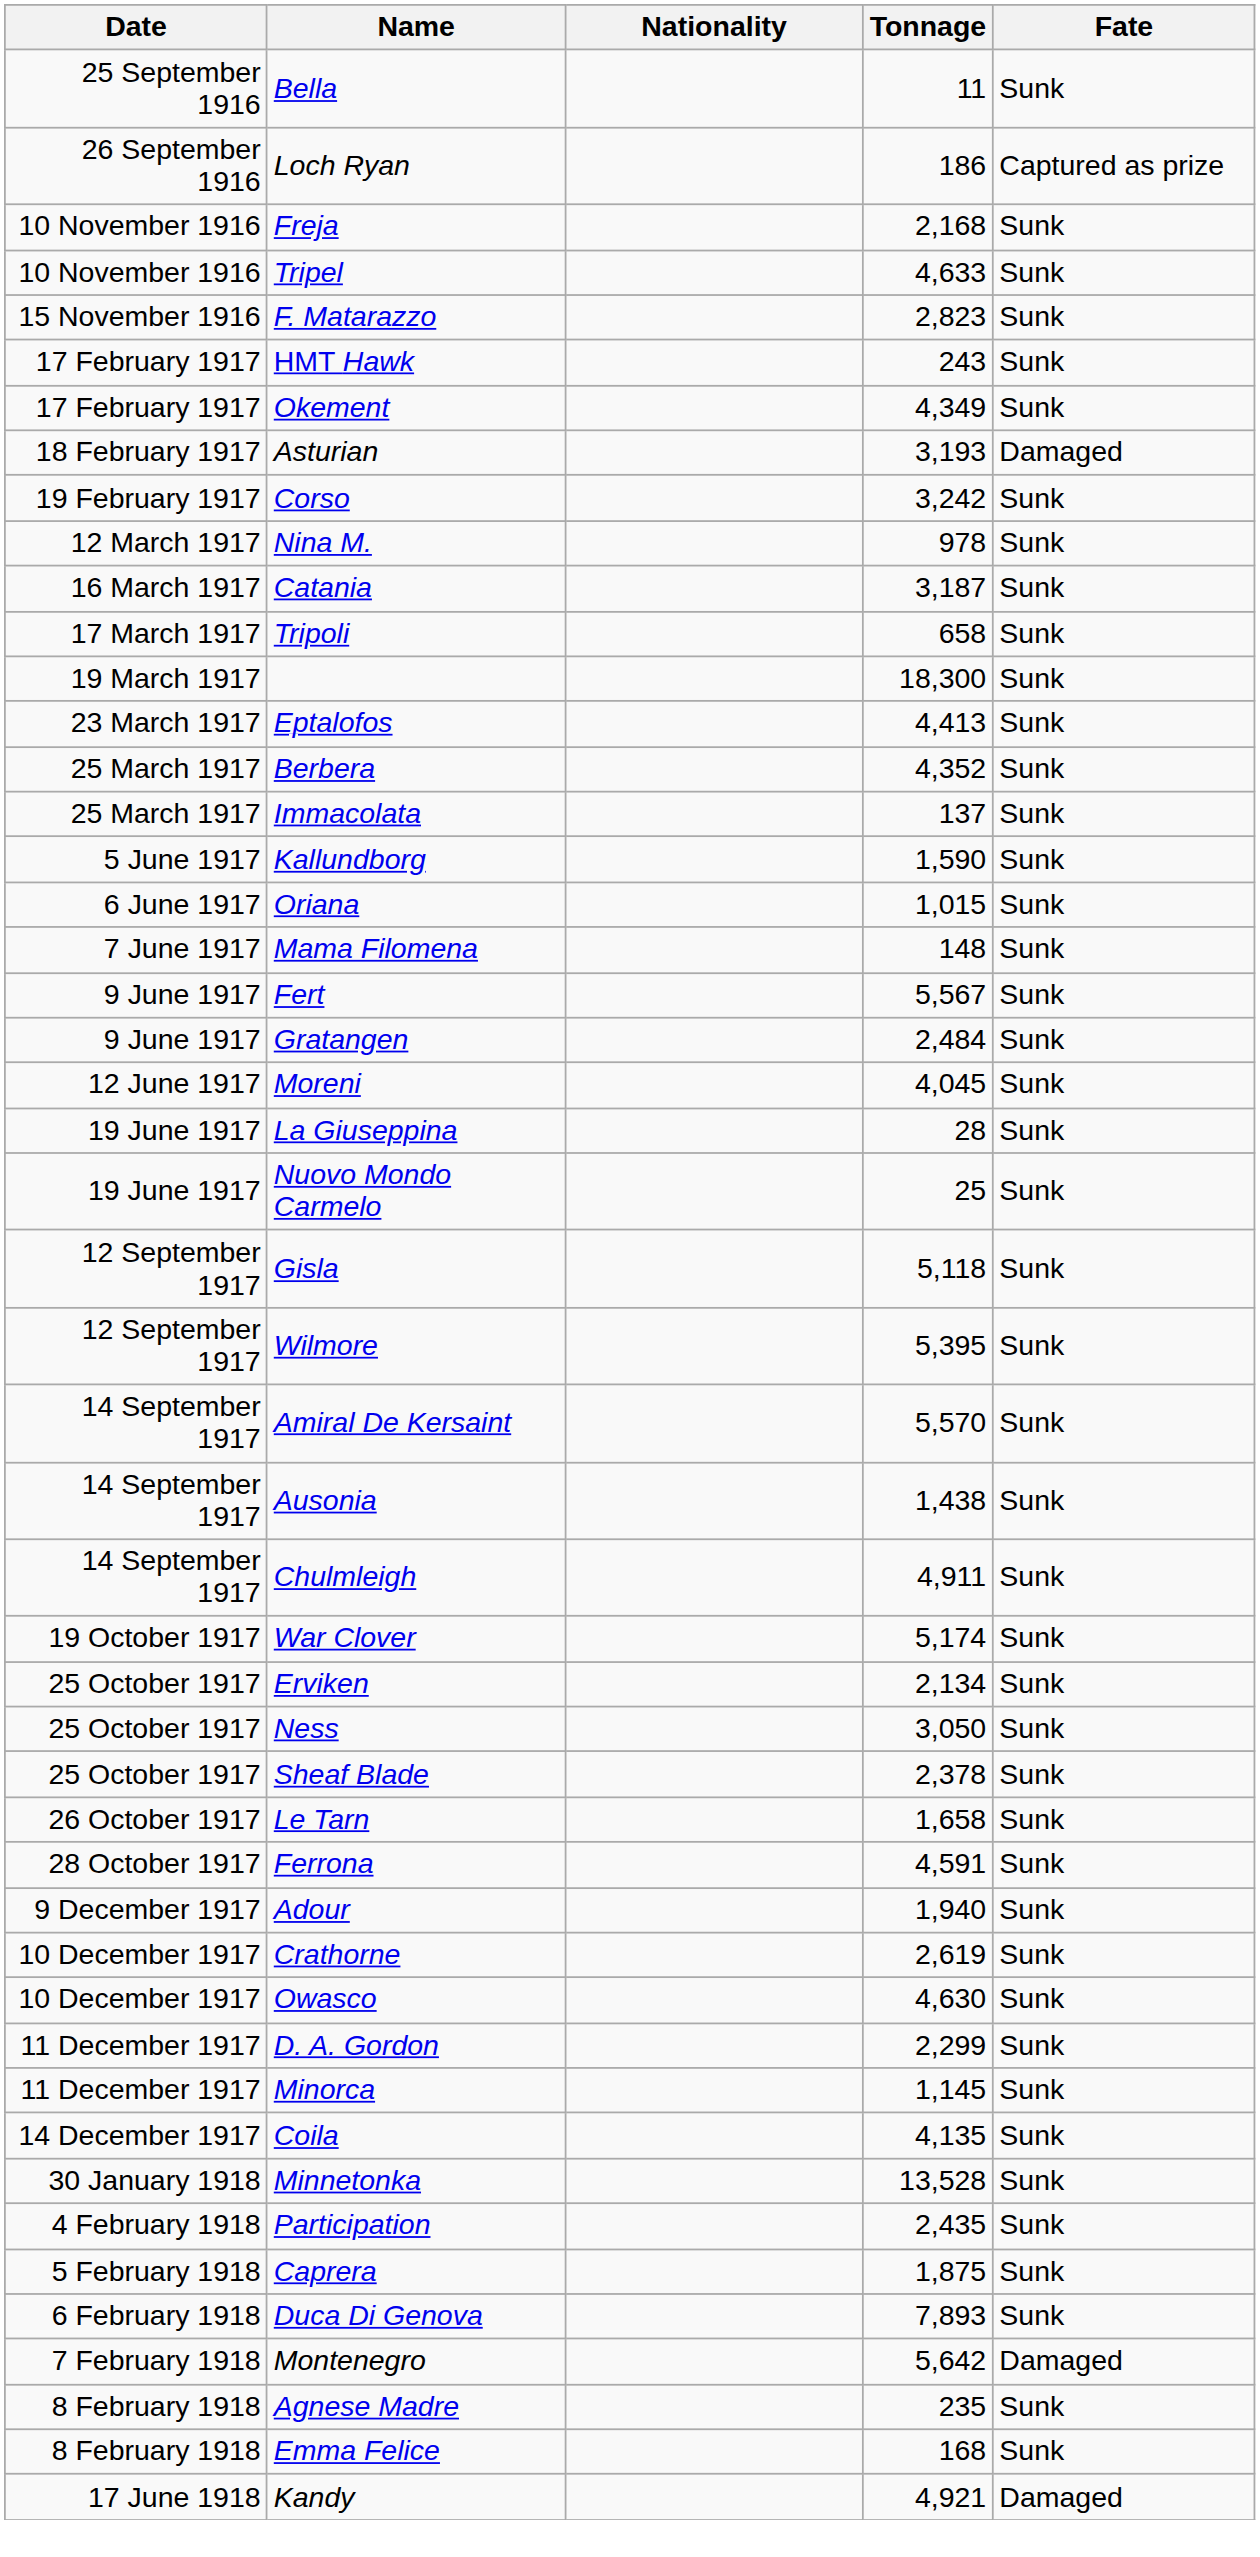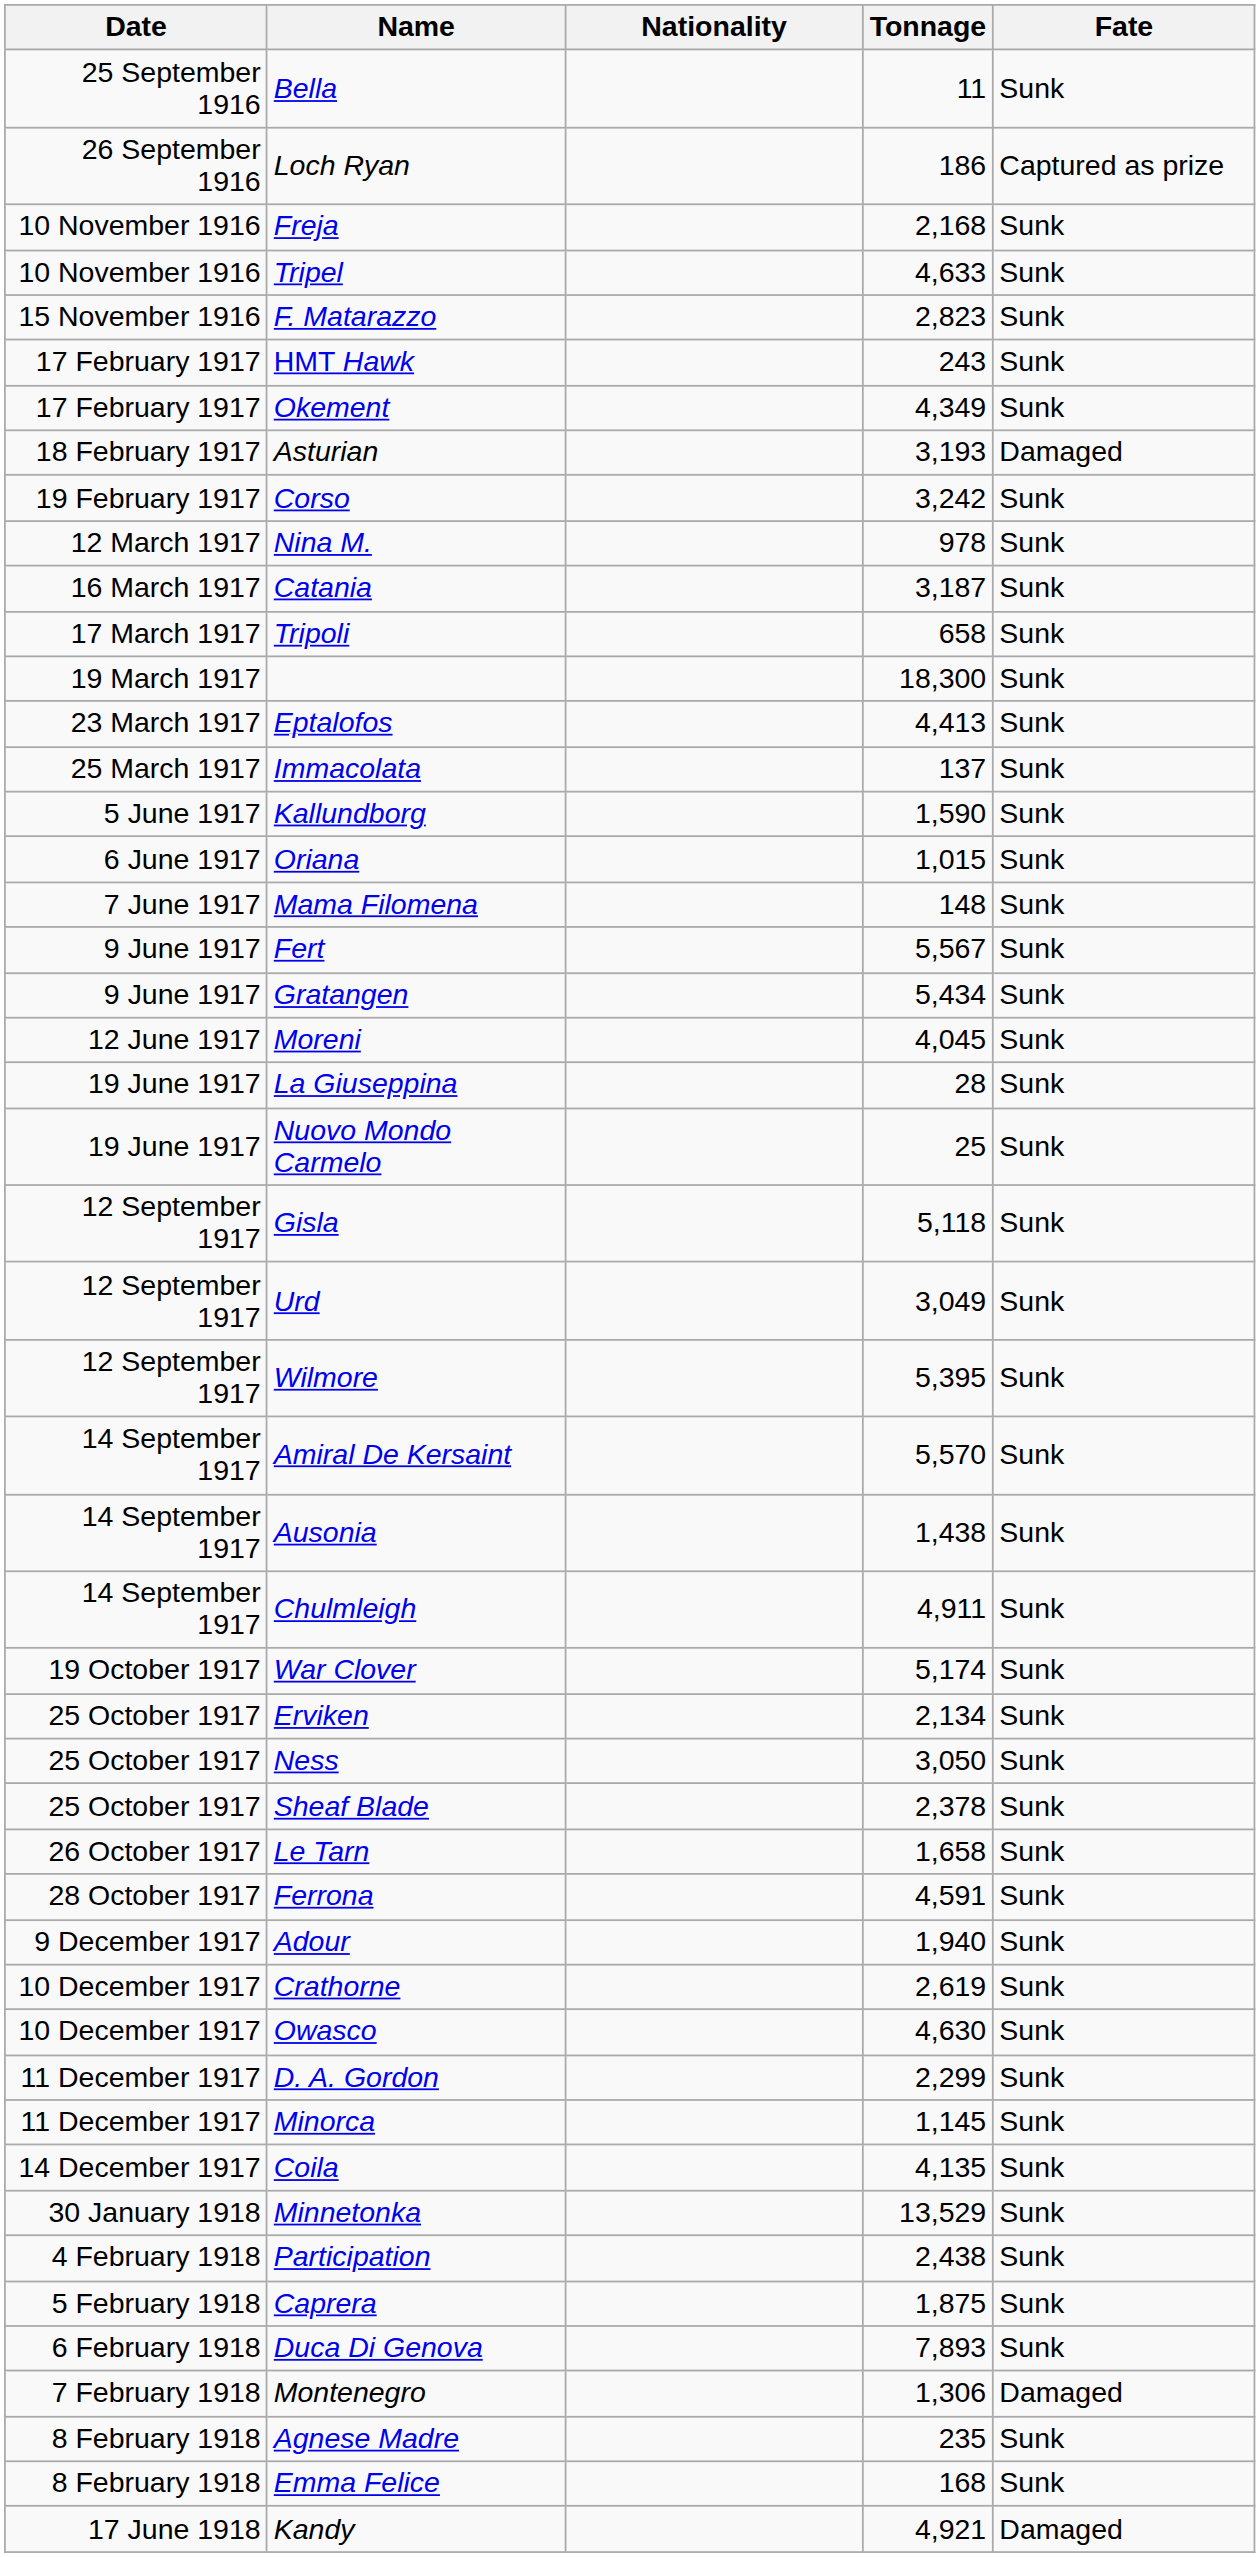- row: (324, 768)
(951, 1039) 2,484 -> (951, 994) 5,434
+ row: (297, 1300)
(943, 2180) 13,528 -> (943, 2212) 13,529
(951, 2225) 2,435 -> (951, 2257) 2,438
(951, 2361) 5,642 -> (951, 2393) 1,306
